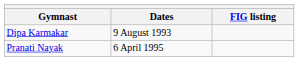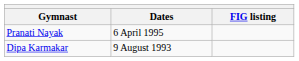rows swapped: (37, 32) <-> (35, 48)
